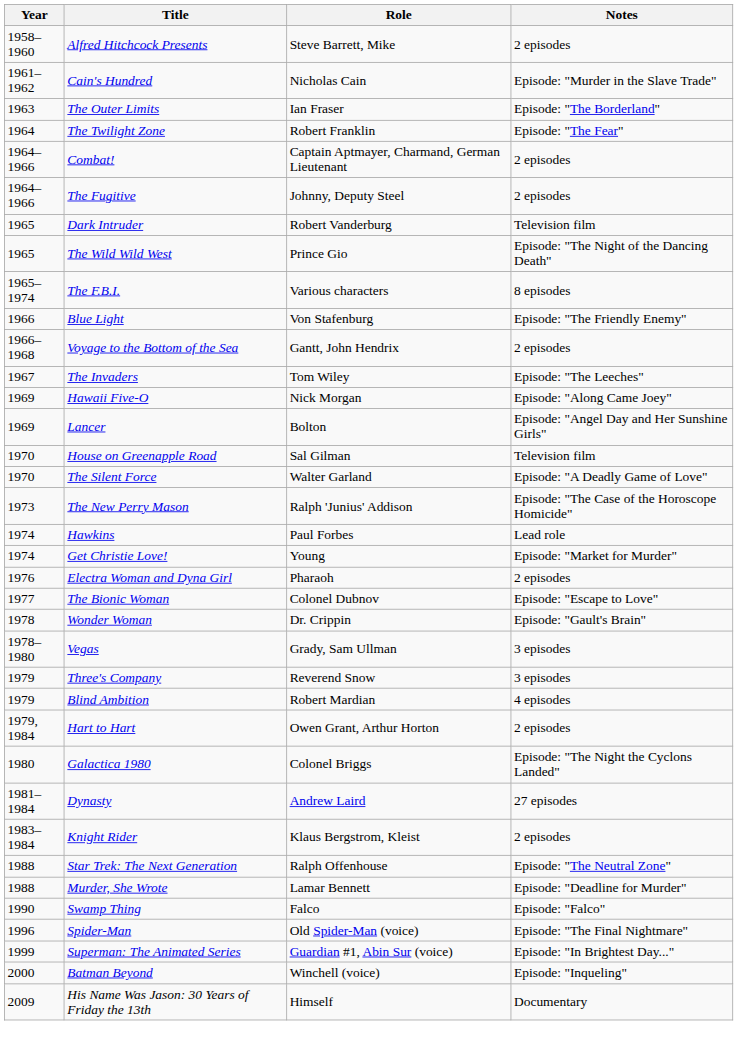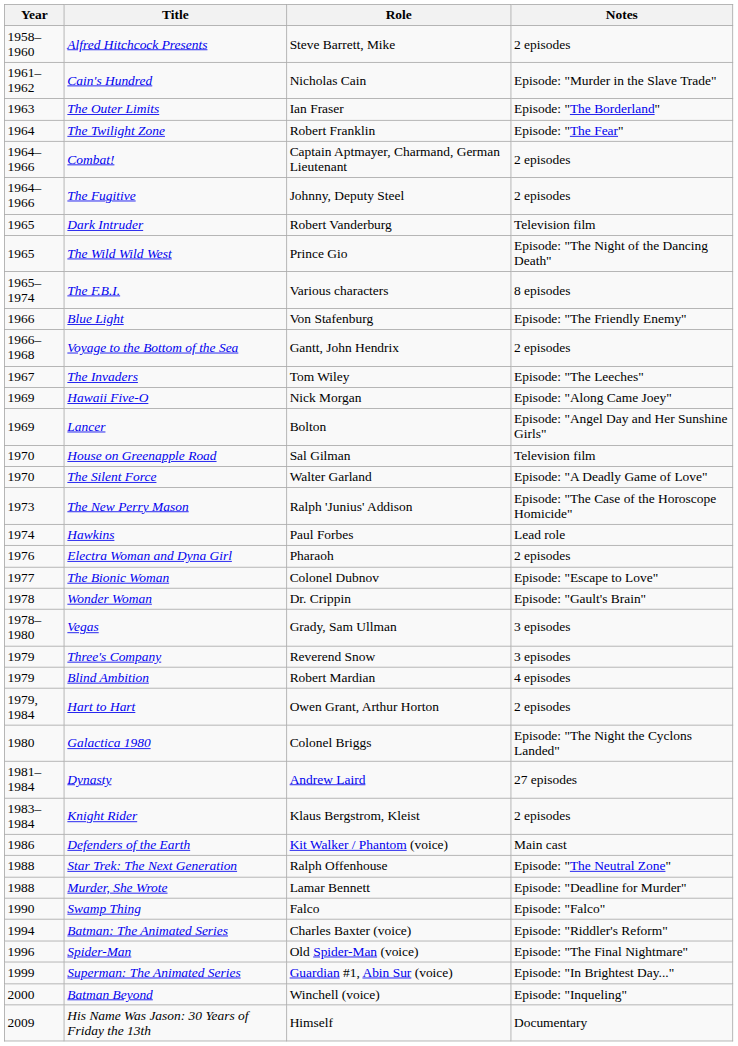- row: (117, 556)
+ row: (129, 844)
+ row: (148, 930)
